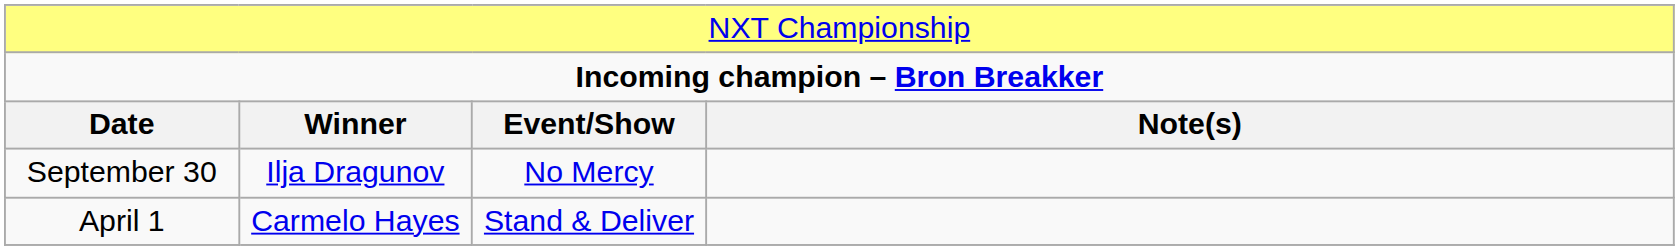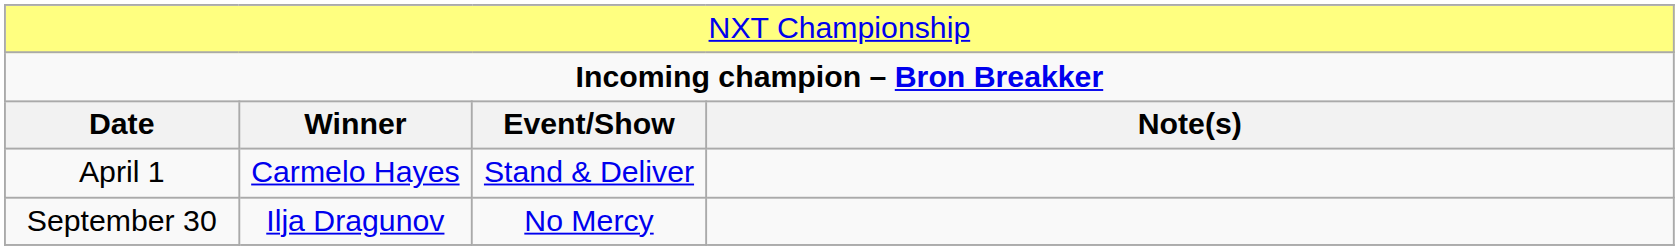rows swapped: (122, 220) <-> (122, 172)
